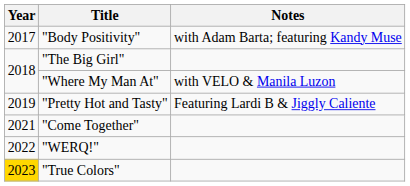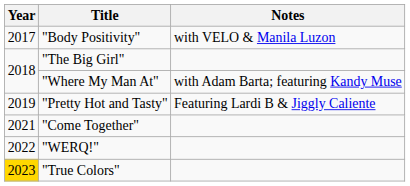(288, 37) with Adam Barta; featuring Kandy Muse -> (255, 37) with VELO & Manila Luzon
(255, 81) with VELO & Manila Luzon -> (288, 81) with Adam Barta; featuring Kandy Muse
